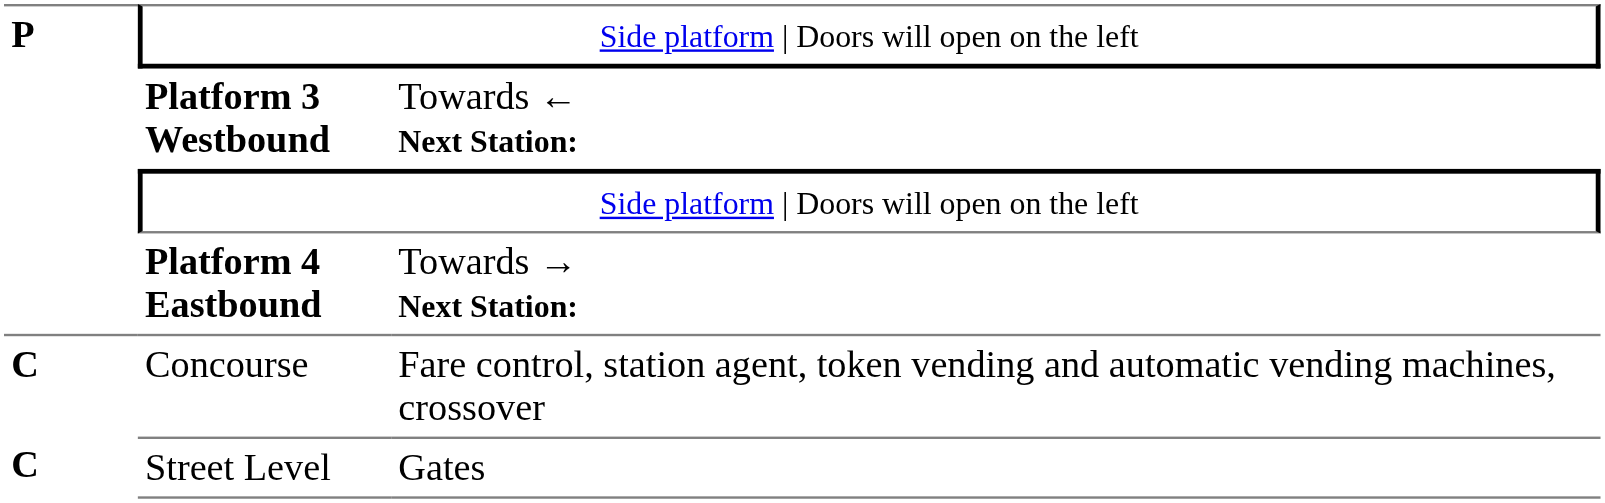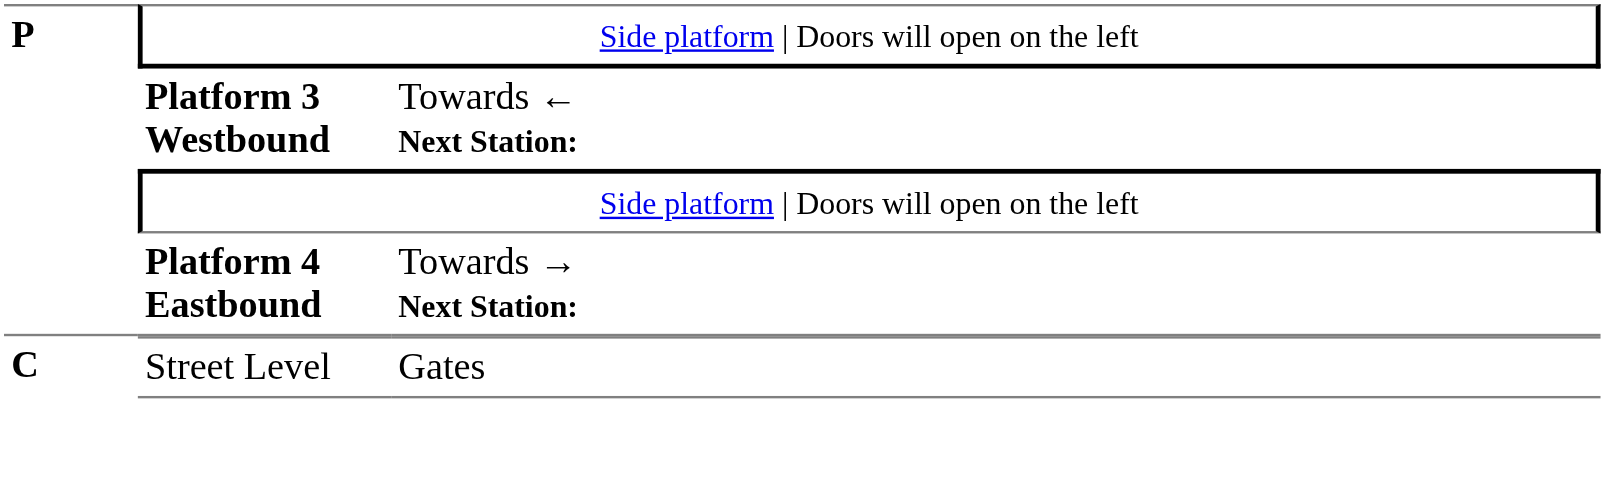- row: (227, 364)
